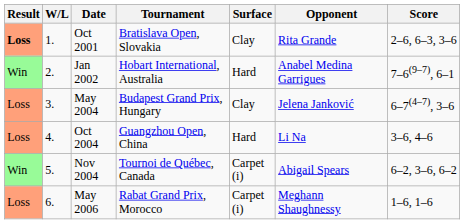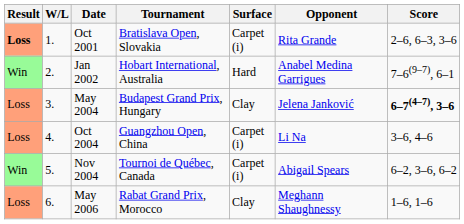(243, 39) Clay -> (248, 39) Carpet (i)
(422, 104) normal -> (422, 104) bold
(244, 137) Hard -> (248, 137) Carpet (i)
(248, 202) Carpet (i) -> (243, 202) Clay
